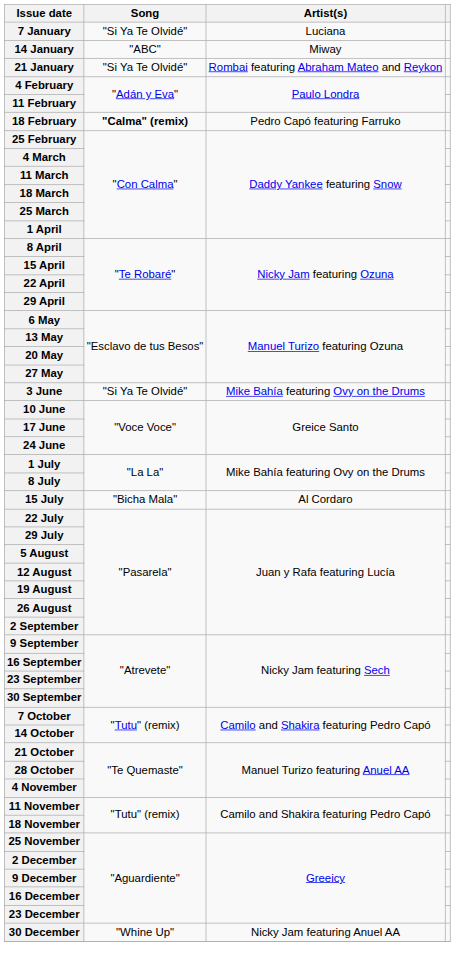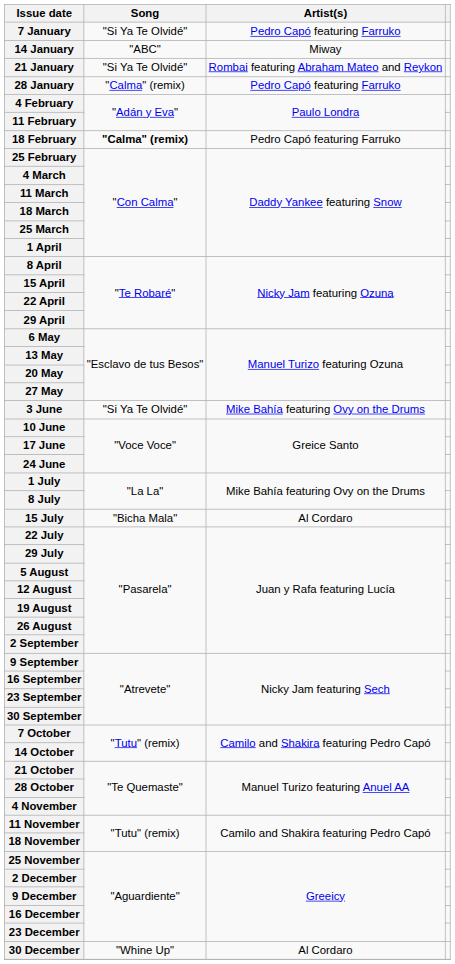(325, 31) Luciana -> (325, 31) Pedro Capó featuring Farruko
+ row: (44, 85)
(325, 932) Nicky Jam featuring Anuel AA -> (325, 950) Al Cordaro
